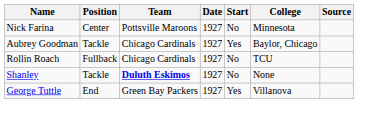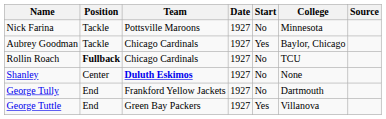(96, 28) Center -> (96, 28) Tackle
(100, 59) normal -> (101, 59) bold
(96, 75) Tackle -> (96, 75) Center
+ row: (33, 91)
